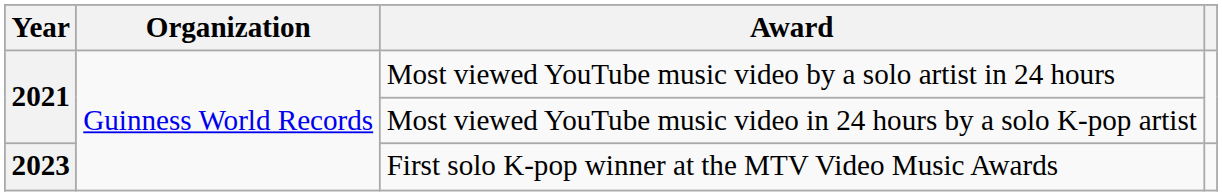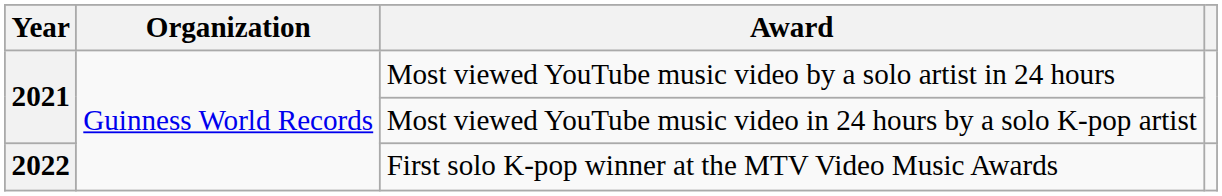(41, 166) 2023 -> (41, 166) 2022
